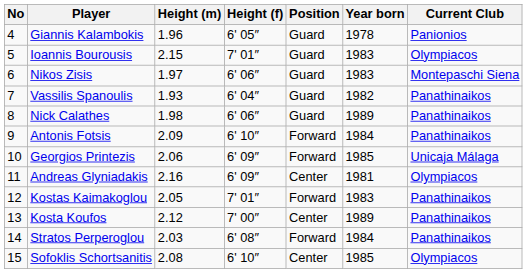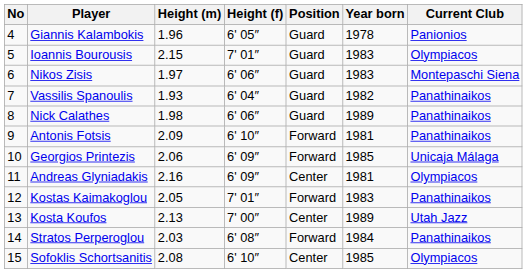(360, 136) 1984 -> (360, 136) 1981
(170, 217) 2.12 -> (170, 217) 2.13
(451, 217) Panathinaikos -> (439, 217) Utah Jazz
